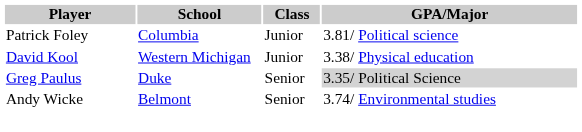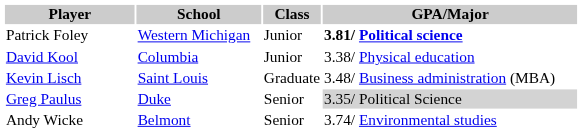(168, 35) Columbia -> (194, 35) Western Michigan
(391, 35) normal -> (393, 35) bold
(194, 56) Western Michigan -> (168, 56) Columbia
+ row: (44, 77)
